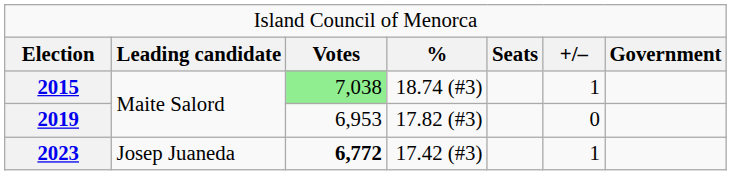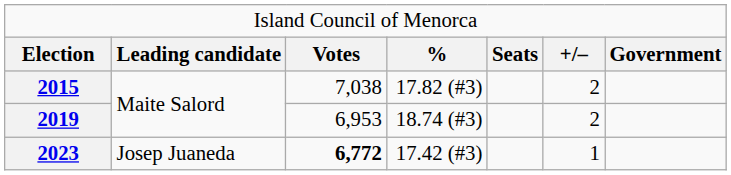(358, 86) lightgreen background -> (358, 86) no background
(439, 86) 18.74 (#3) -> (439, 86) 17.82 (#3)
(595, 86) 1 -> (595, 86) 2
(439, 119) 17.82 (#3) -> (439, 119) 18.74 (#3)
(595, 119) 0 -> (595, 119) 2
